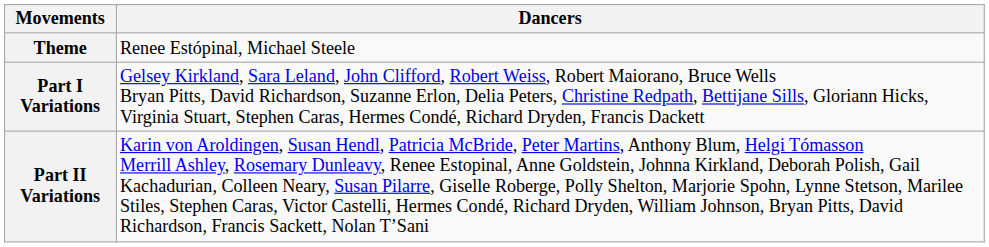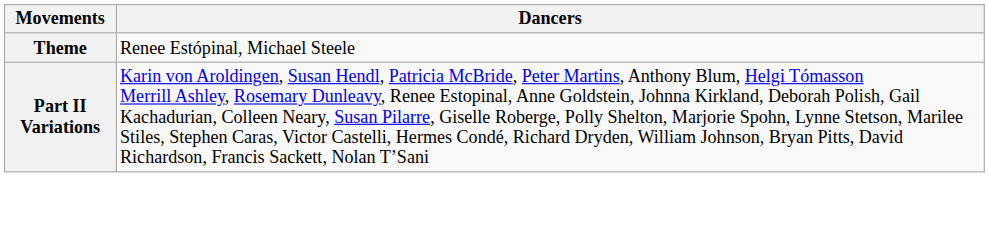- row: (60, 96)
